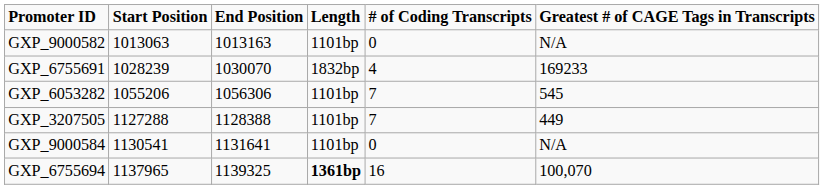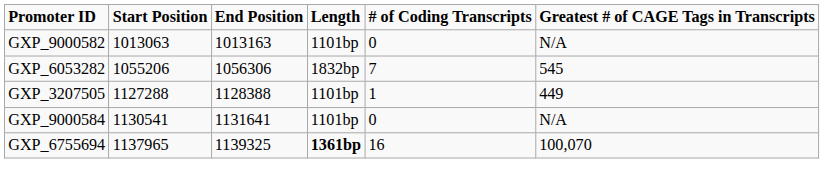- row: (57, 68)
(335, 94) 1101bp -> (335, 68) 1832bp
(373, 119) 7 -> (373, 94) 1
